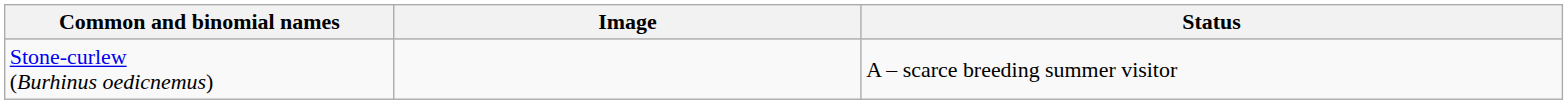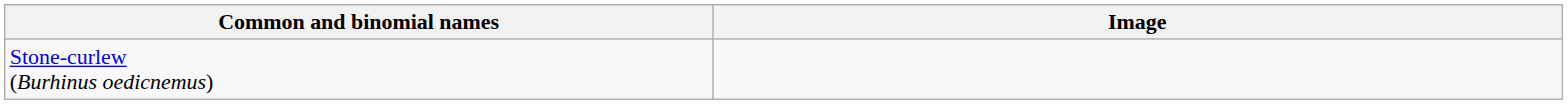- column: (1211, 21)
